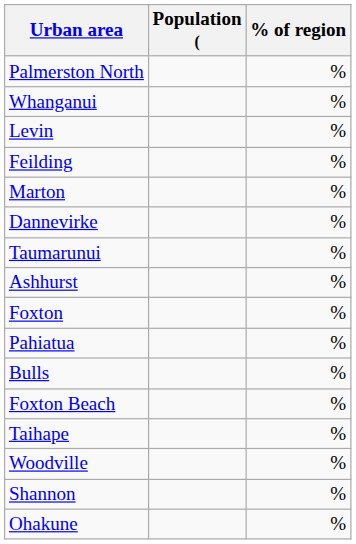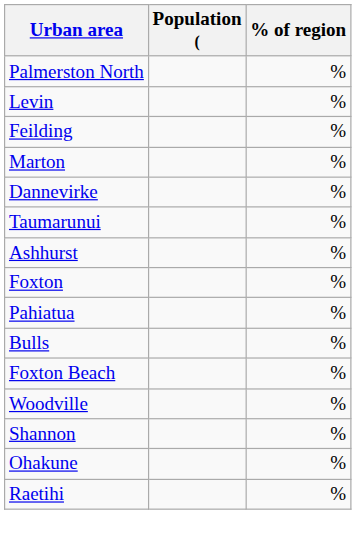- row: (53, 101)
- row: (39, 433)
+ row: (36, 493)
